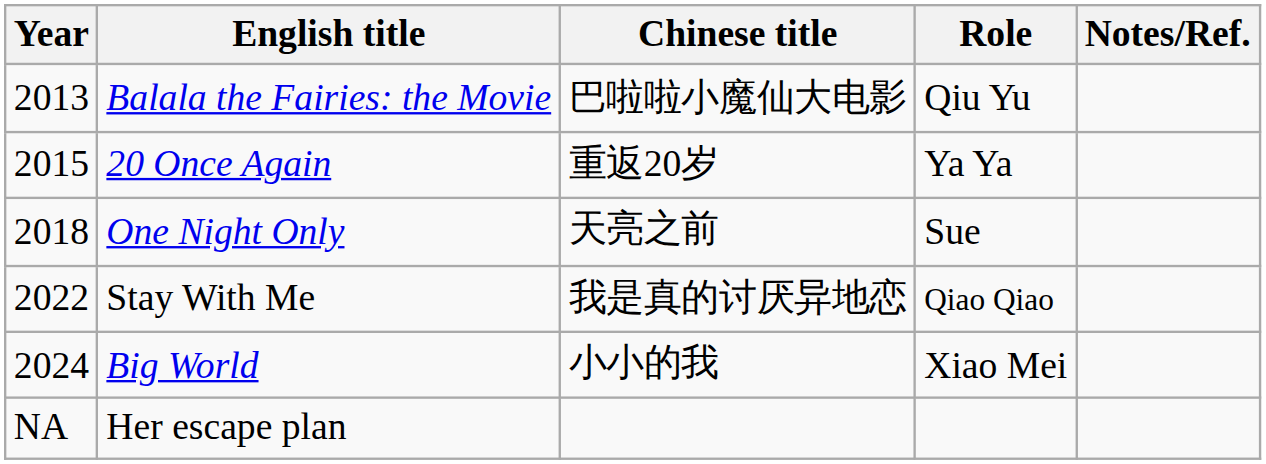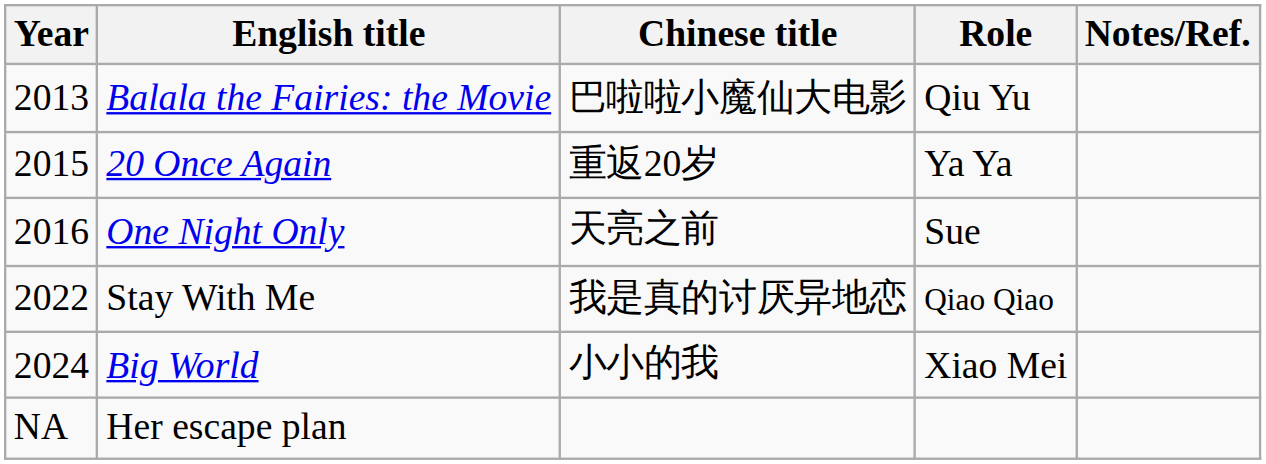(51, 230) 2018 -> (51, 230) 2016
